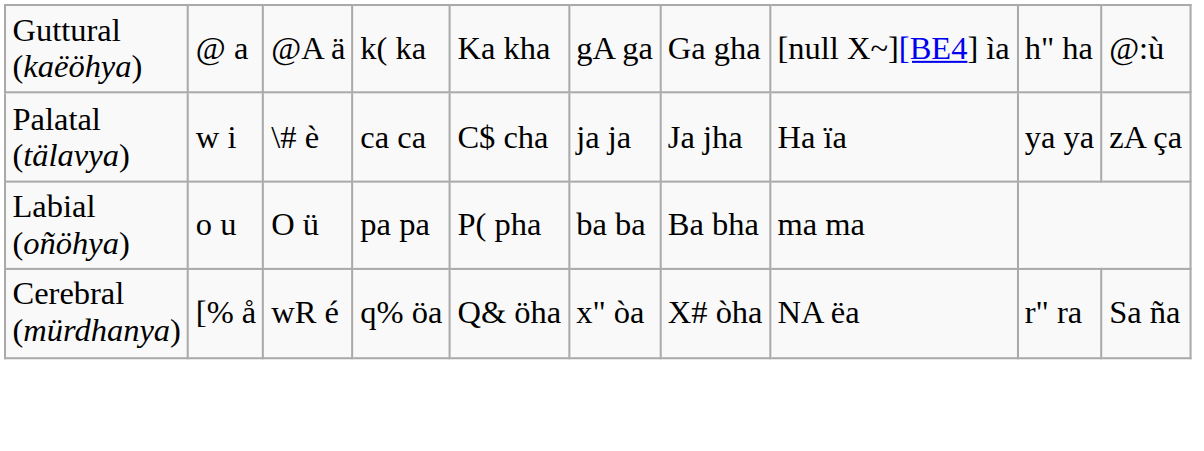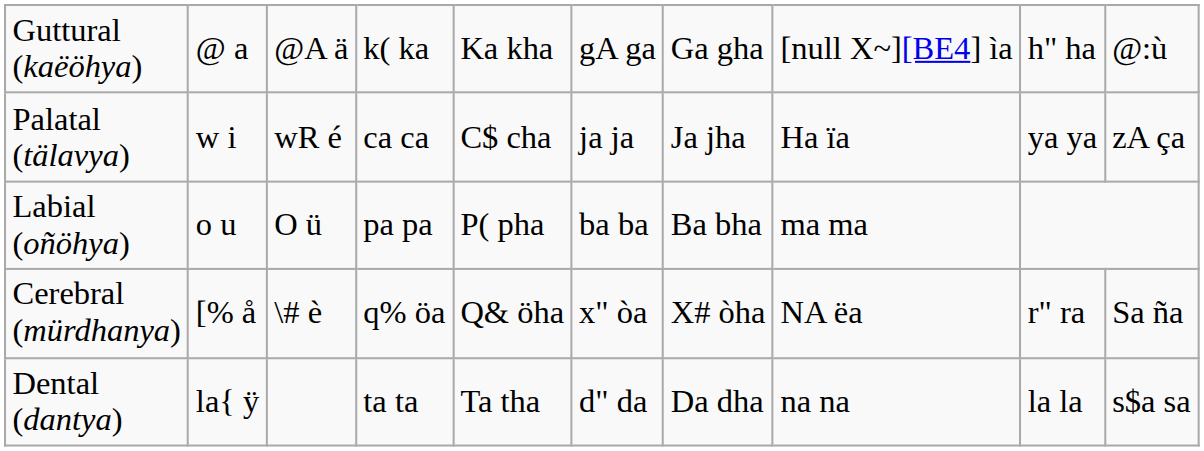(295, 136) \# è -> (308, 136) wR é
(305, 312) wR é -> (298, 312) \# è
+ row: (68, 400)
